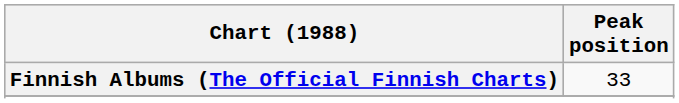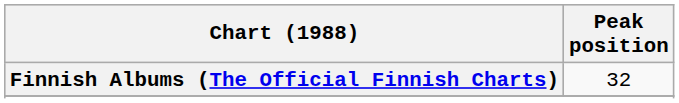(619, 80) 33 -> (619, 80) 32
